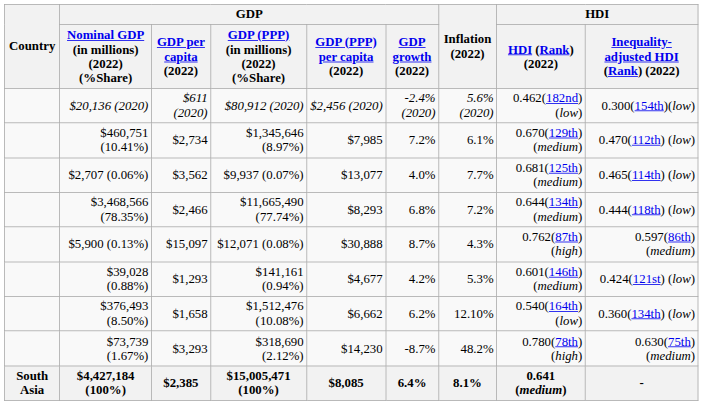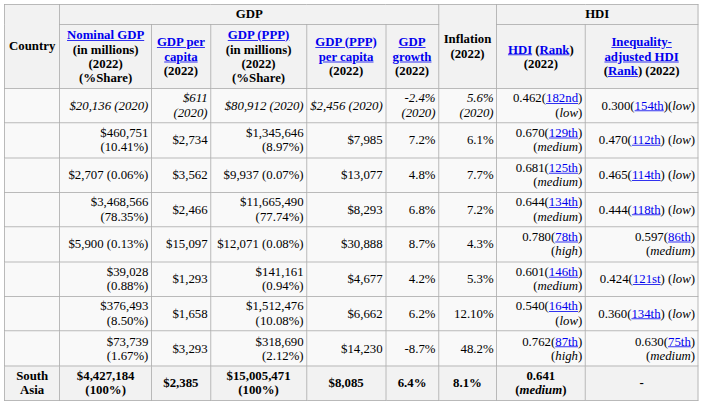(422, 175) 4.0% -> (422, 175) 4.8%
(552, 244) 0.762(87th) (high) -> (552, 244) 0.780(78th) (high)
(552, 348) 0.780(78th) (high) -> (552, 348) 0.762(87th) (high)
